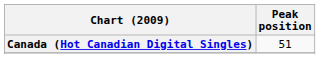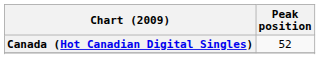(285, 44) 51 -> (285, 44) 52
